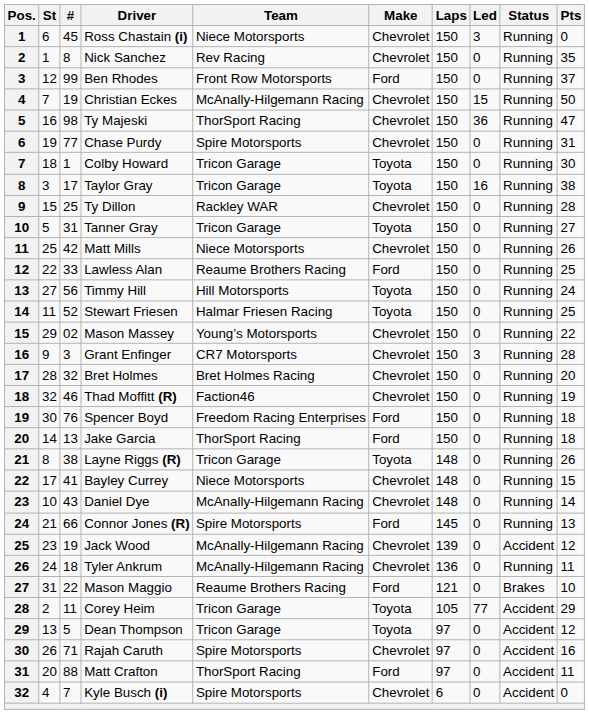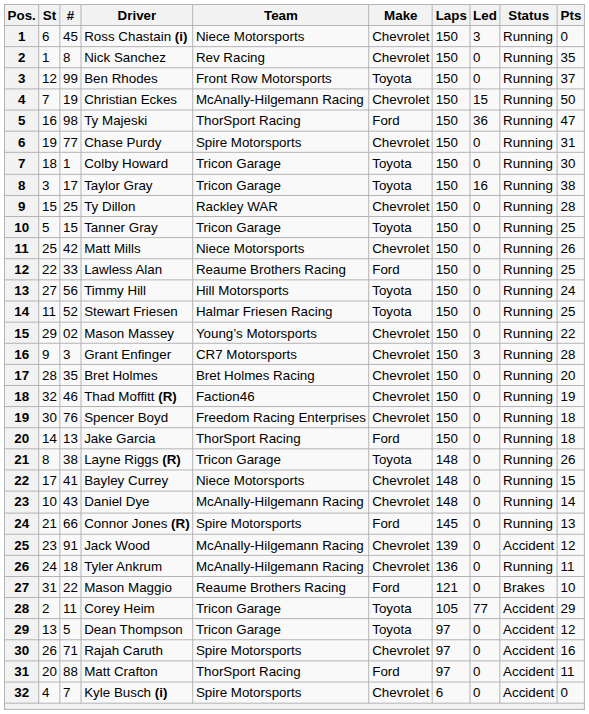(386, 79) Ford -> (392, 79) Toyota
(401, 121) Chevrolet -> (386, 121) Ford
(71, 227) 31 -> (71, 227) 15
(568, 227) 27 -> (568, 227) 25
(71, 375) 32 -> (71, 375) 35
(386, 418) Ford -> (401, 418) Chevrolet
(71, 545) 19 -> (71, 545) 91
